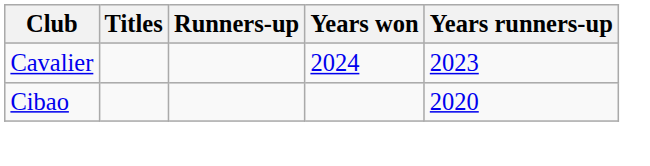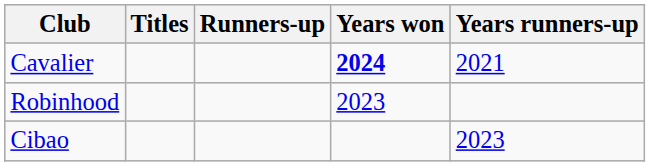(335, 62) normal -> (361, 62) bold
(454, 62) 2023 -> (480, 62) 2021
+ row: (65, 101)
(454, 101) 2020 -> (480, 140) 2023
